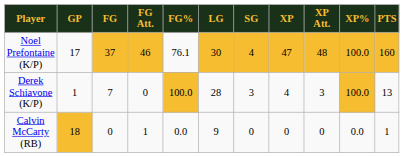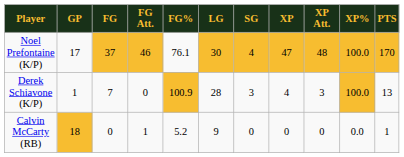(387, 52) 160 -> (387, 52) 170
(181, 92) 100.0 -> (181, 92) 100.9
(181, 132) 0.0 -> (181, 132) 5.2
